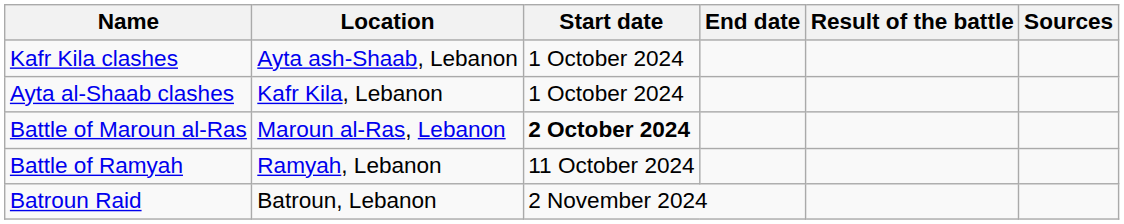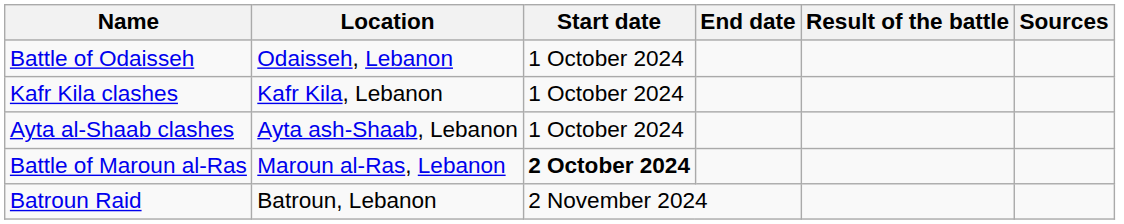+ row: (102, 58)
(388, 58) Ayta ash-Shaab, Lebanon -> (350, 93) Kafr Kila, Lebanon
(350, 93) Kafr Kila, Lebanon -> (388, 129) Ayta ash-Shaab, Lebanon
- row: (96, 165)
